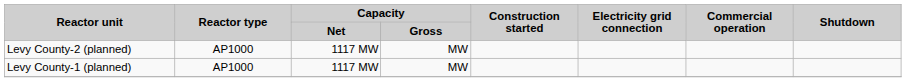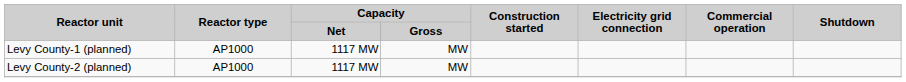rows swapped: (69, 67) <-> (69, 49)
